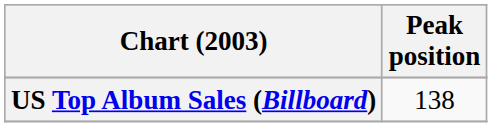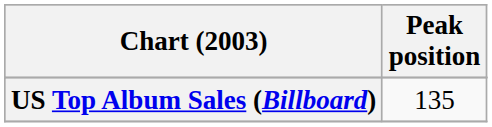(435, 99) 138 -> (435, 99) 135
